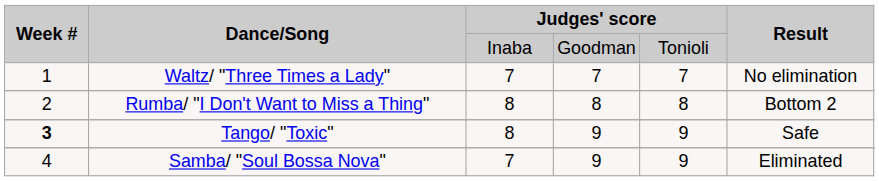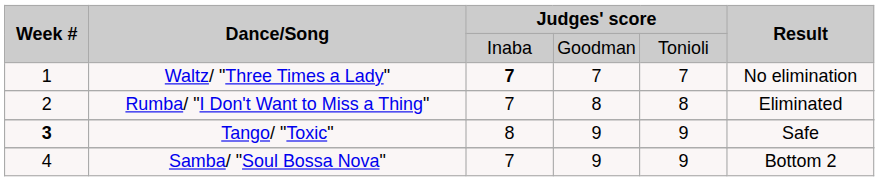(510, 76) normal -> (510, 76) bold
(510, 104) 8 -> (510, 104) 7
(801, 104) Bottom 2 -> (801, 104) Eliminated
(801, 161) Eliminated -> (801, 161) Bottom 2
